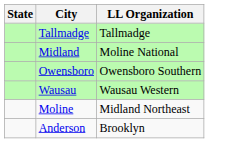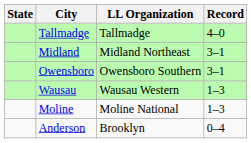+ column: (225, 14)
(139, 52) Moline National -> (145, 52) Midland Northeast
(145, 109) Midland Northeast -> (139, 109) Moline National
